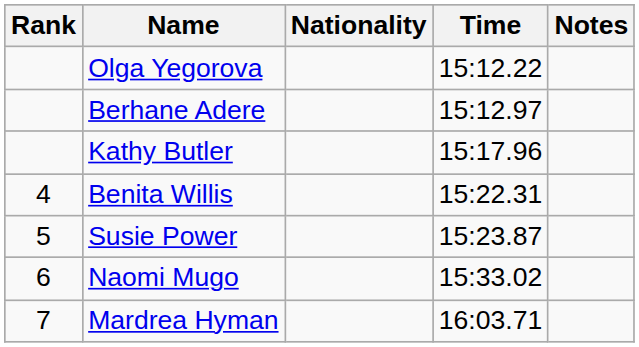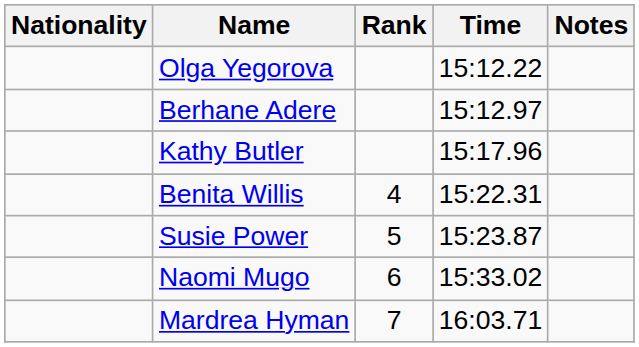columns swapped: (43, 25) <-> (359, 25)
